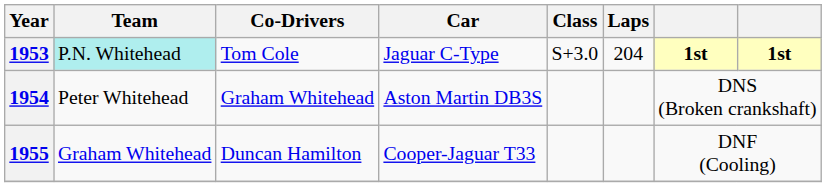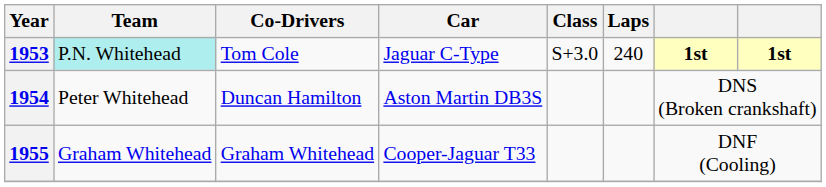(628, 53) 204 -> (628, 53) 240
(297, 97) Graham Whitehead -> (291, 97) Duncan Hamilton
(291, 153) Duncan Hamilton -> (297, 153) Graham Whitehead
